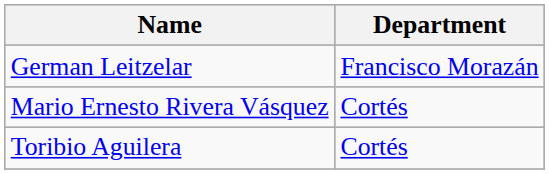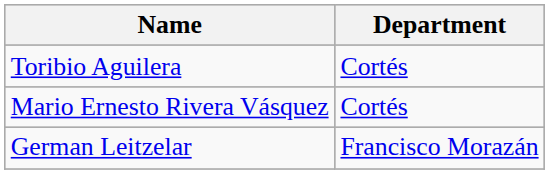rows swapped: (96, 147) <-> (101, 65)
